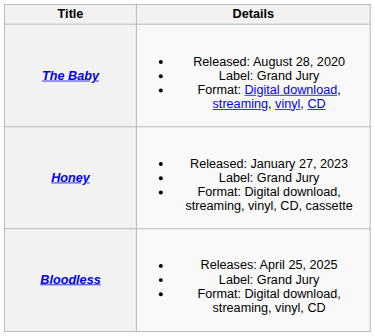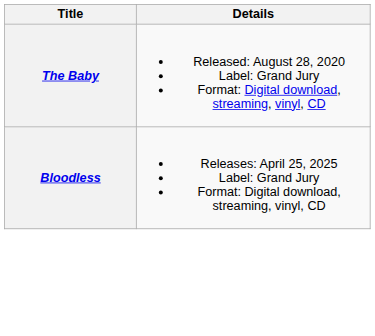- row: (71, 177)
